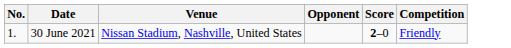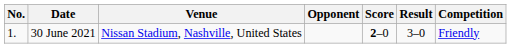+ column: (416, 14)
